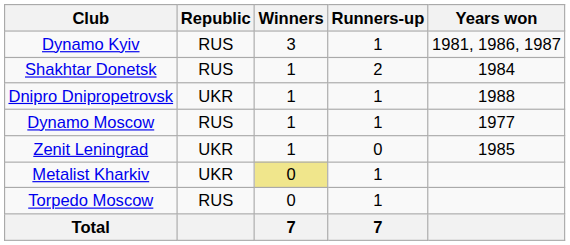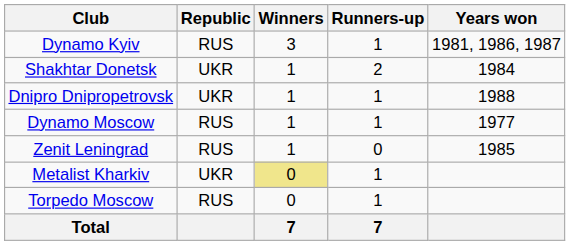(216, 70) RUS -> (216, 70) UKR
(216, 149) UKR -> (216, 149) RUS
